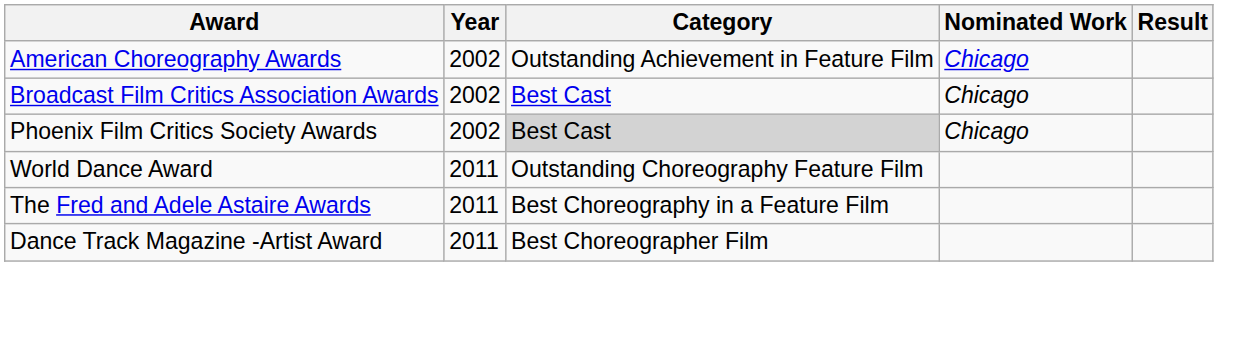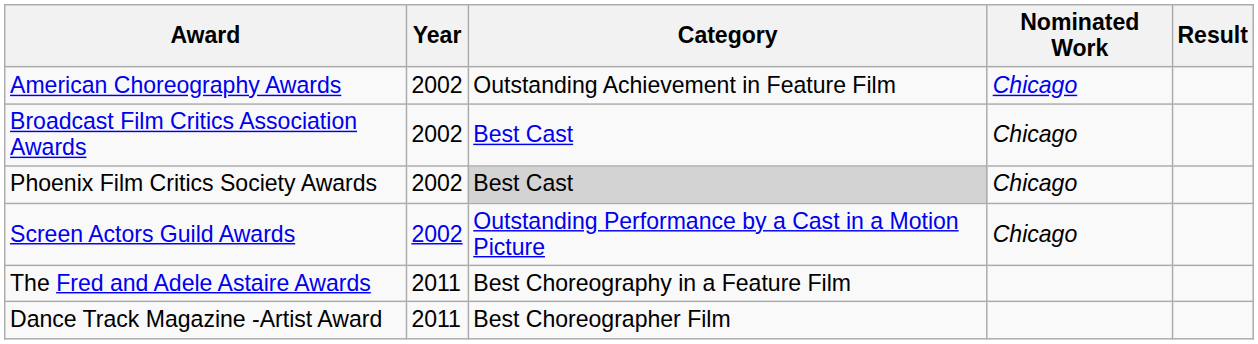+ row: (153, 233)
- row: (111, 168)
